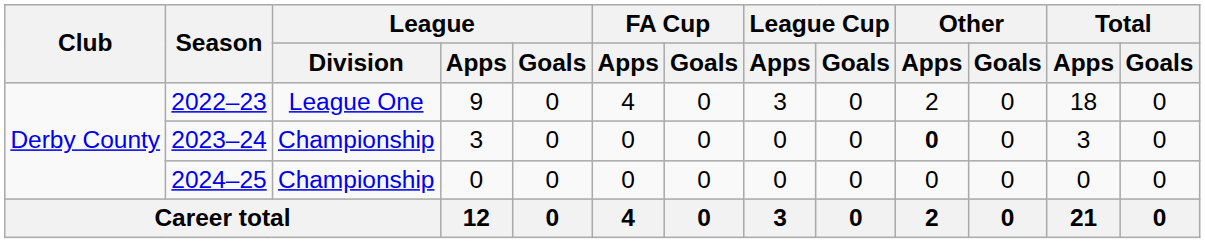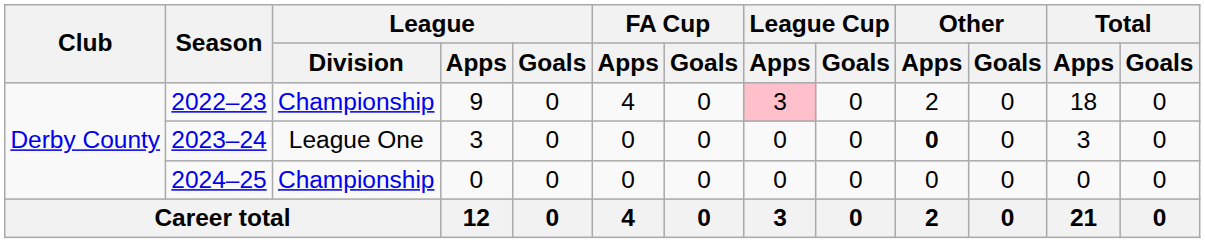(356, 101) League One -> (356, 101) Championship
(780, 101) no background -> (780, 101) pink background
(356, 140) Championship -> (356, 140) League One
